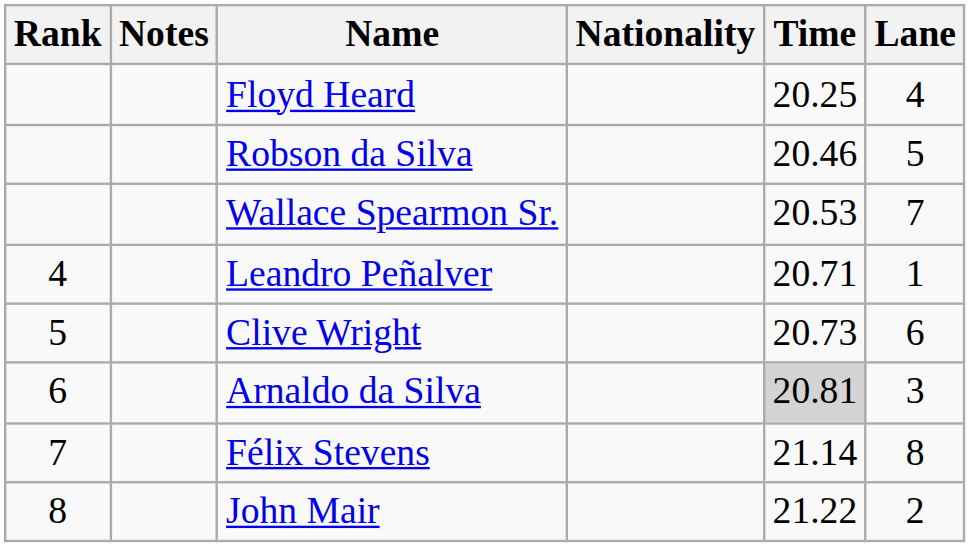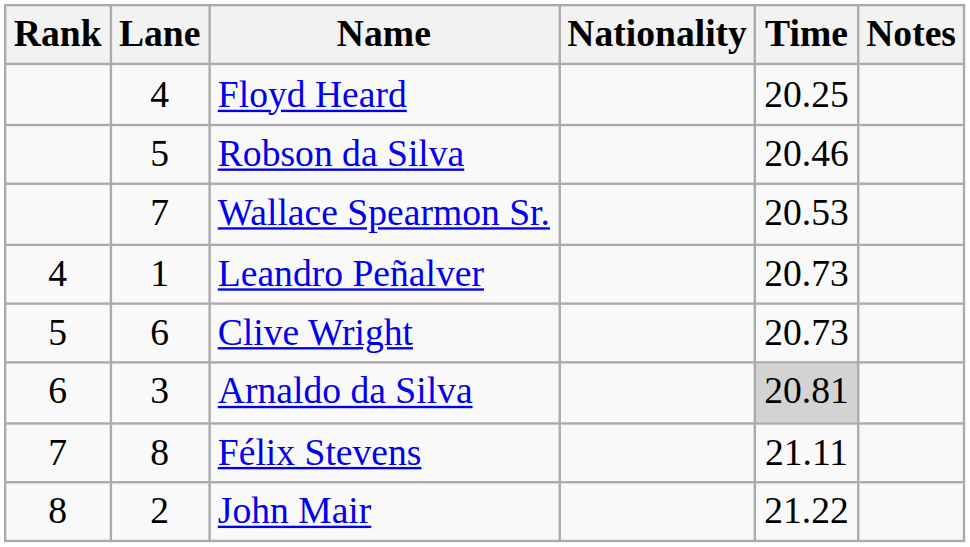columns swapped: (915, 34) <-> (164, 34)
(815, 272) 20.71 -> (807, 272) 20.73
(815, 451) 21.14 -> (807, 451) 21.11
